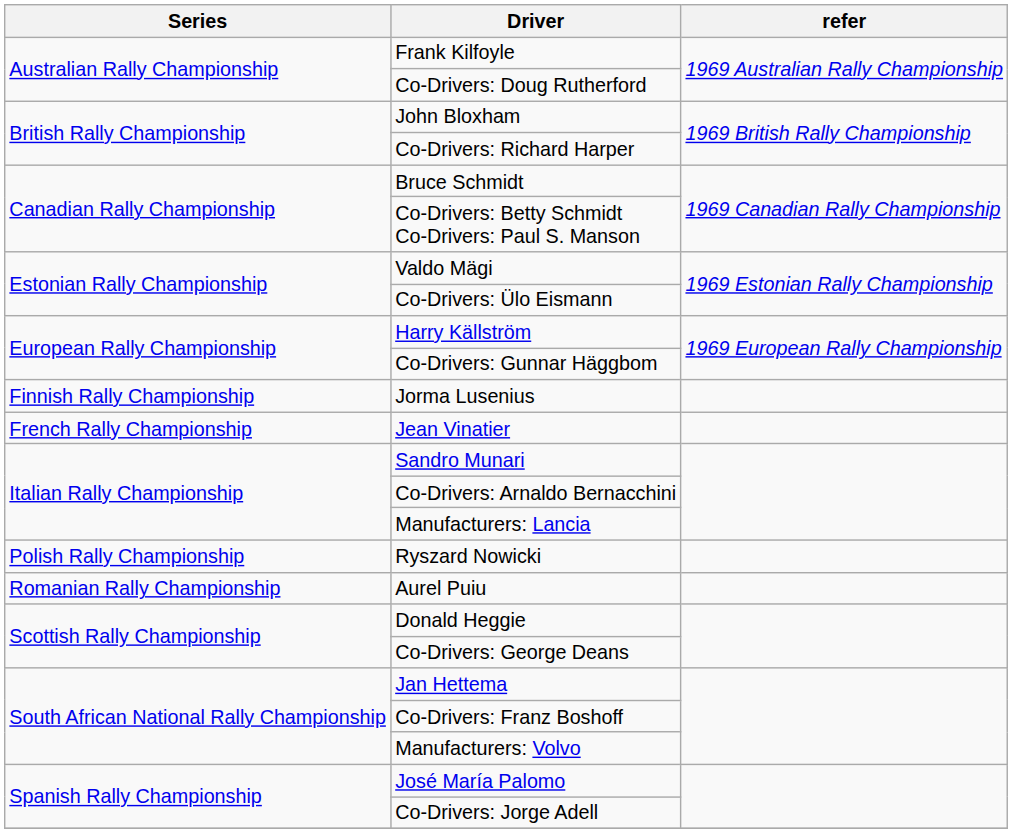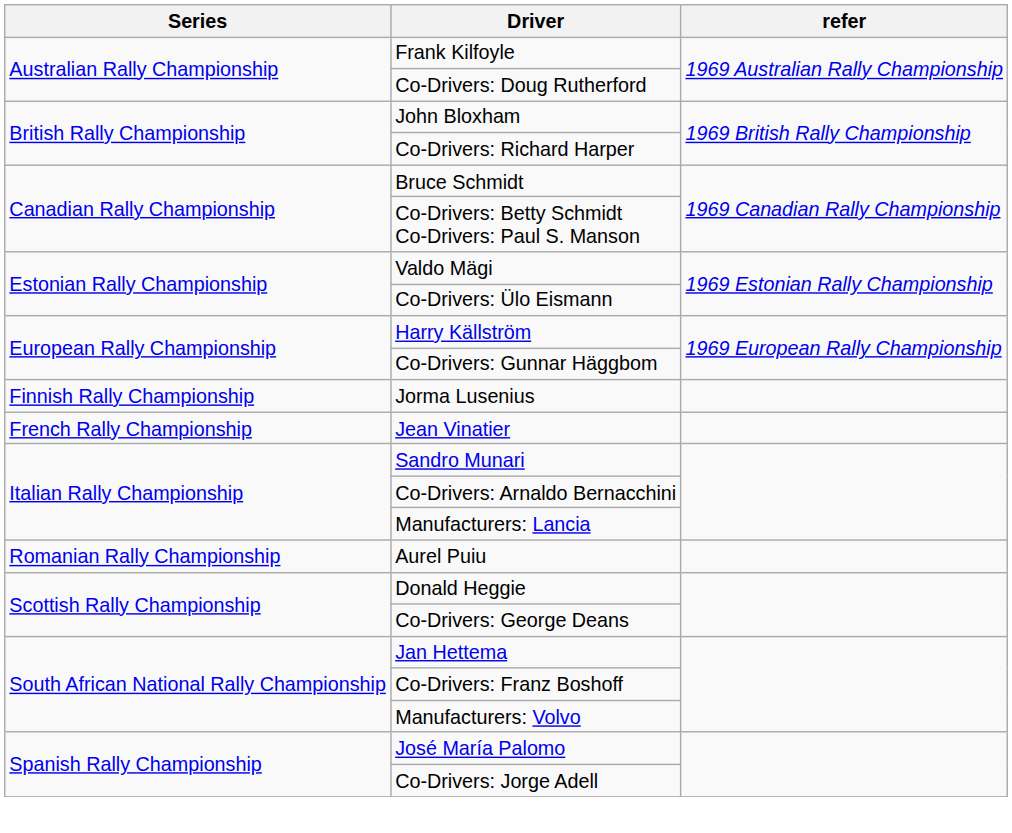- row: (468, 556)
